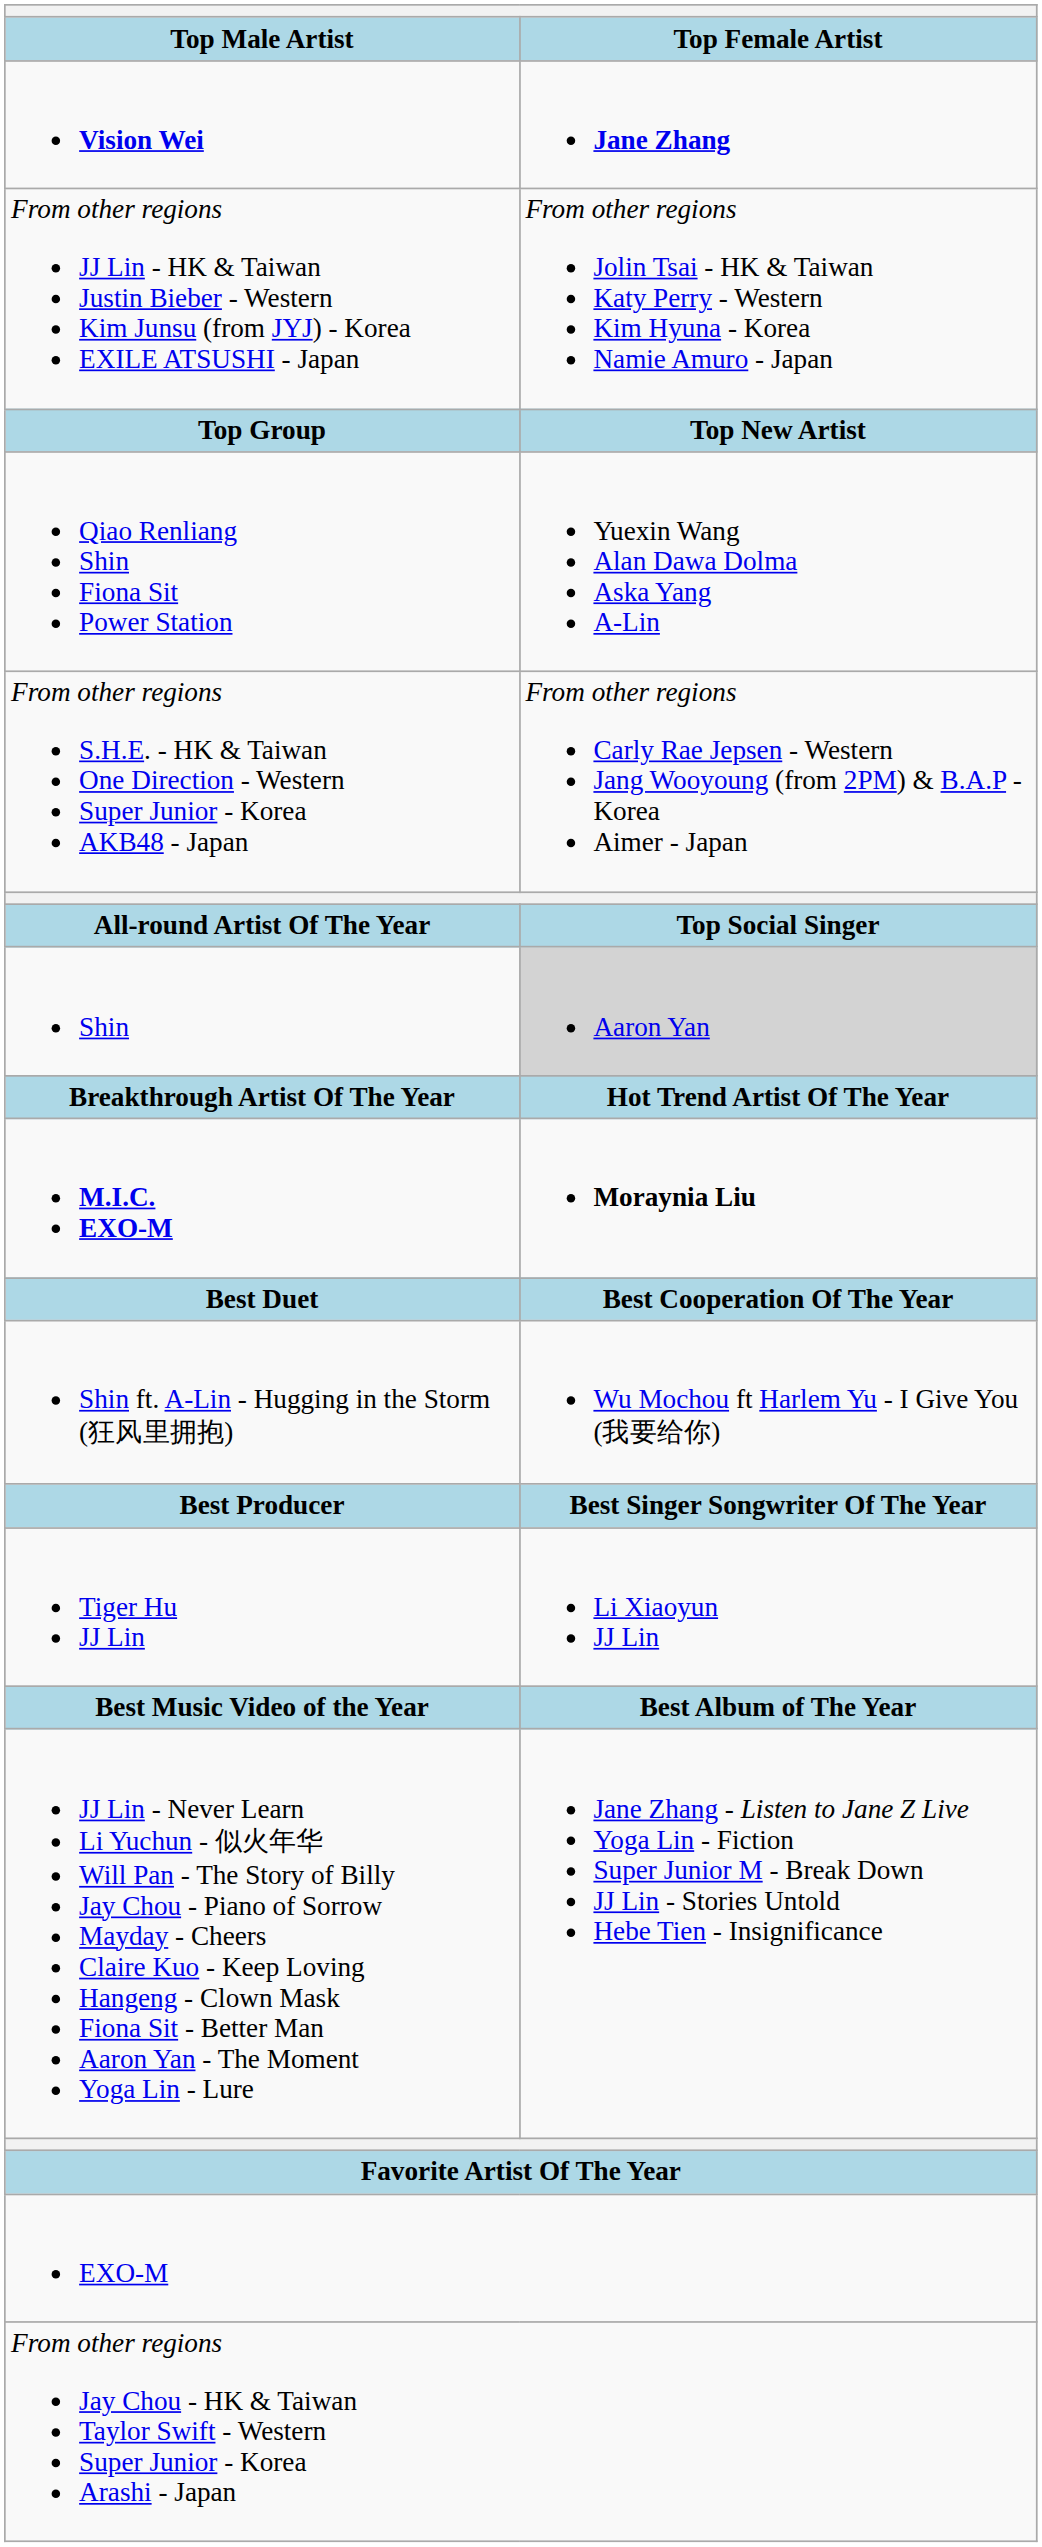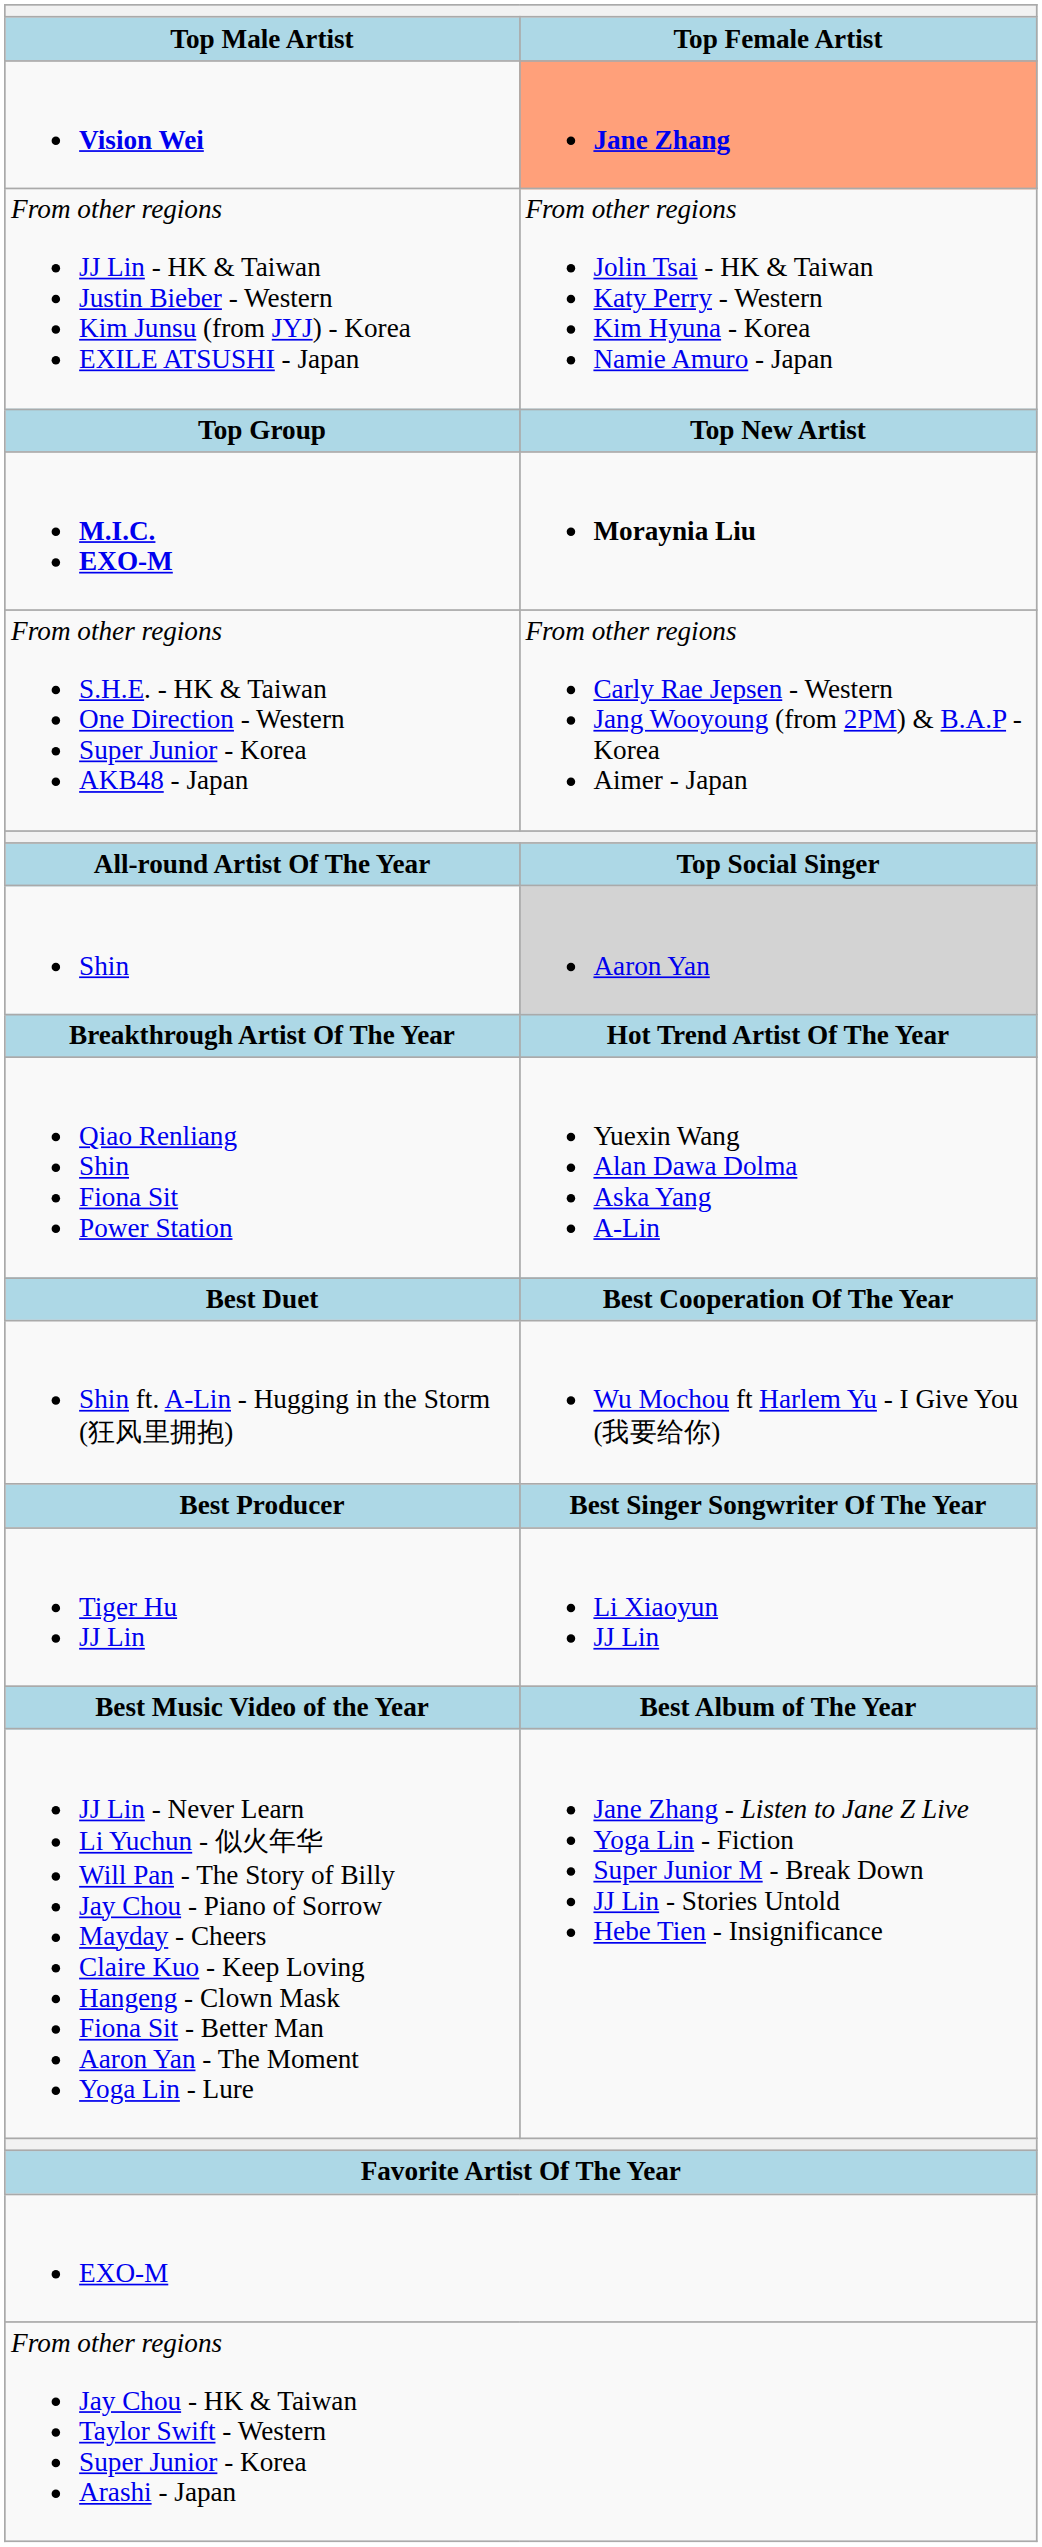(778, 140) no background -> (778, 140) lightsalmon background
rows swapped: (262, 1213) <-> (262, 577)
